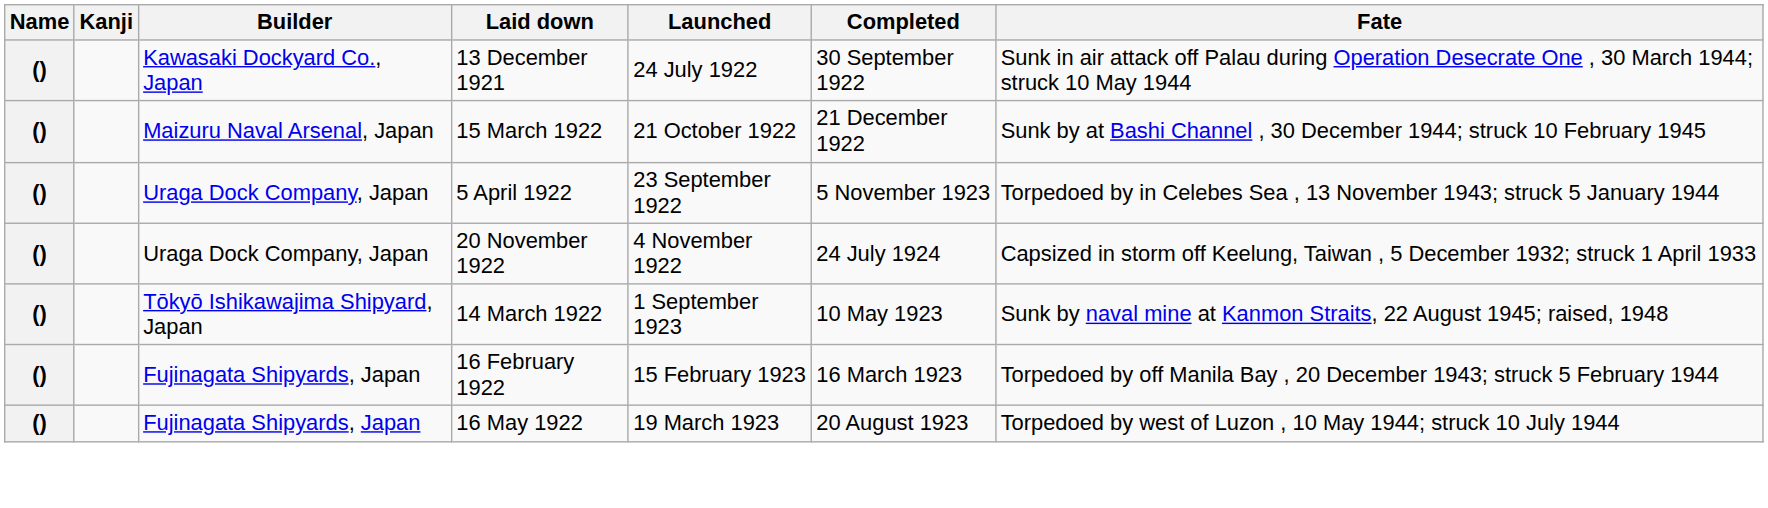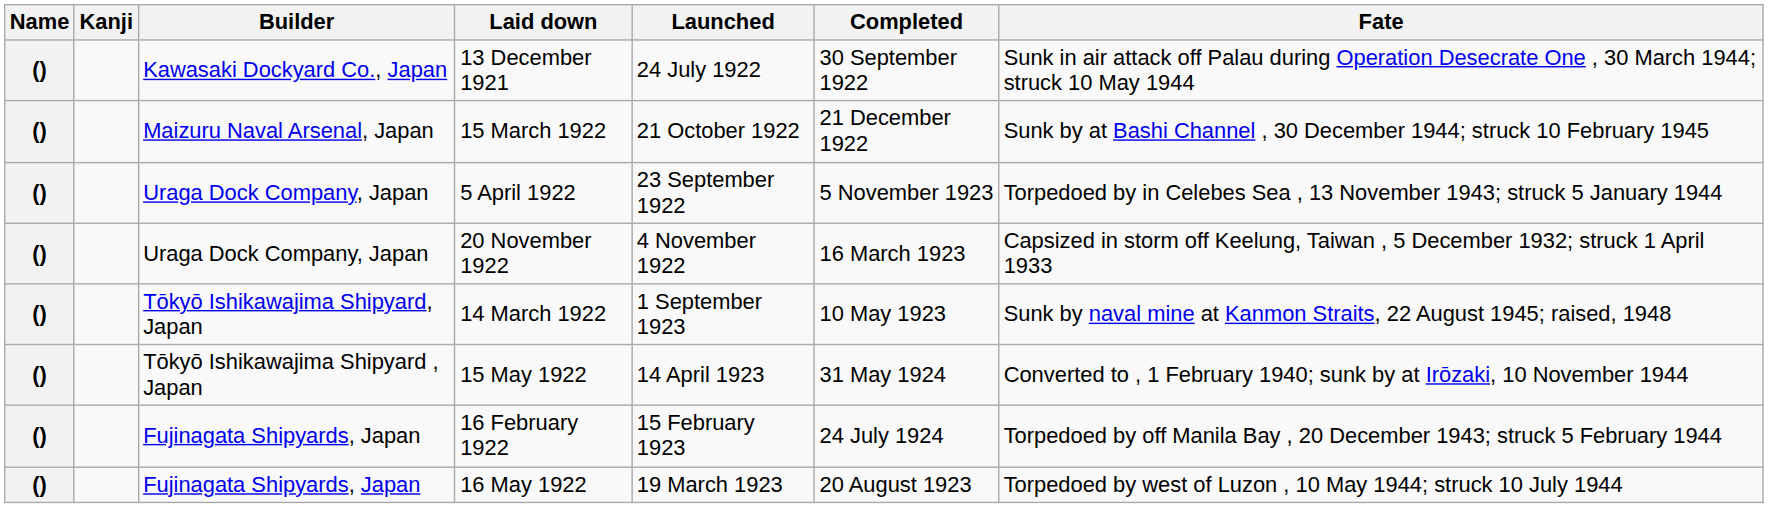(878, 252) 24 July 1924 -> (893, 252) 16 March 1923
+ row: (523, 374)
(889, 374) 16 March 1923 -> (882, 435) 24 July 1924
